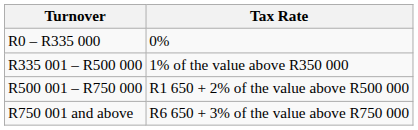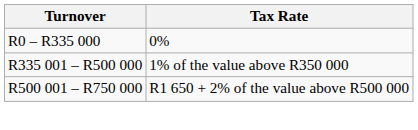- row: (71, 112)
